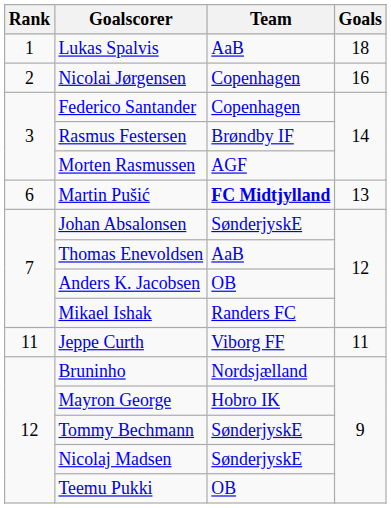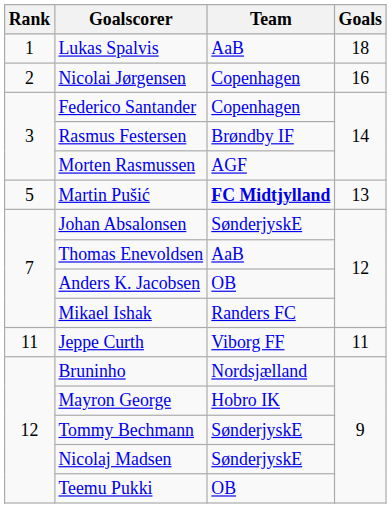(29, 195) 6 -> (29, 195) 5
